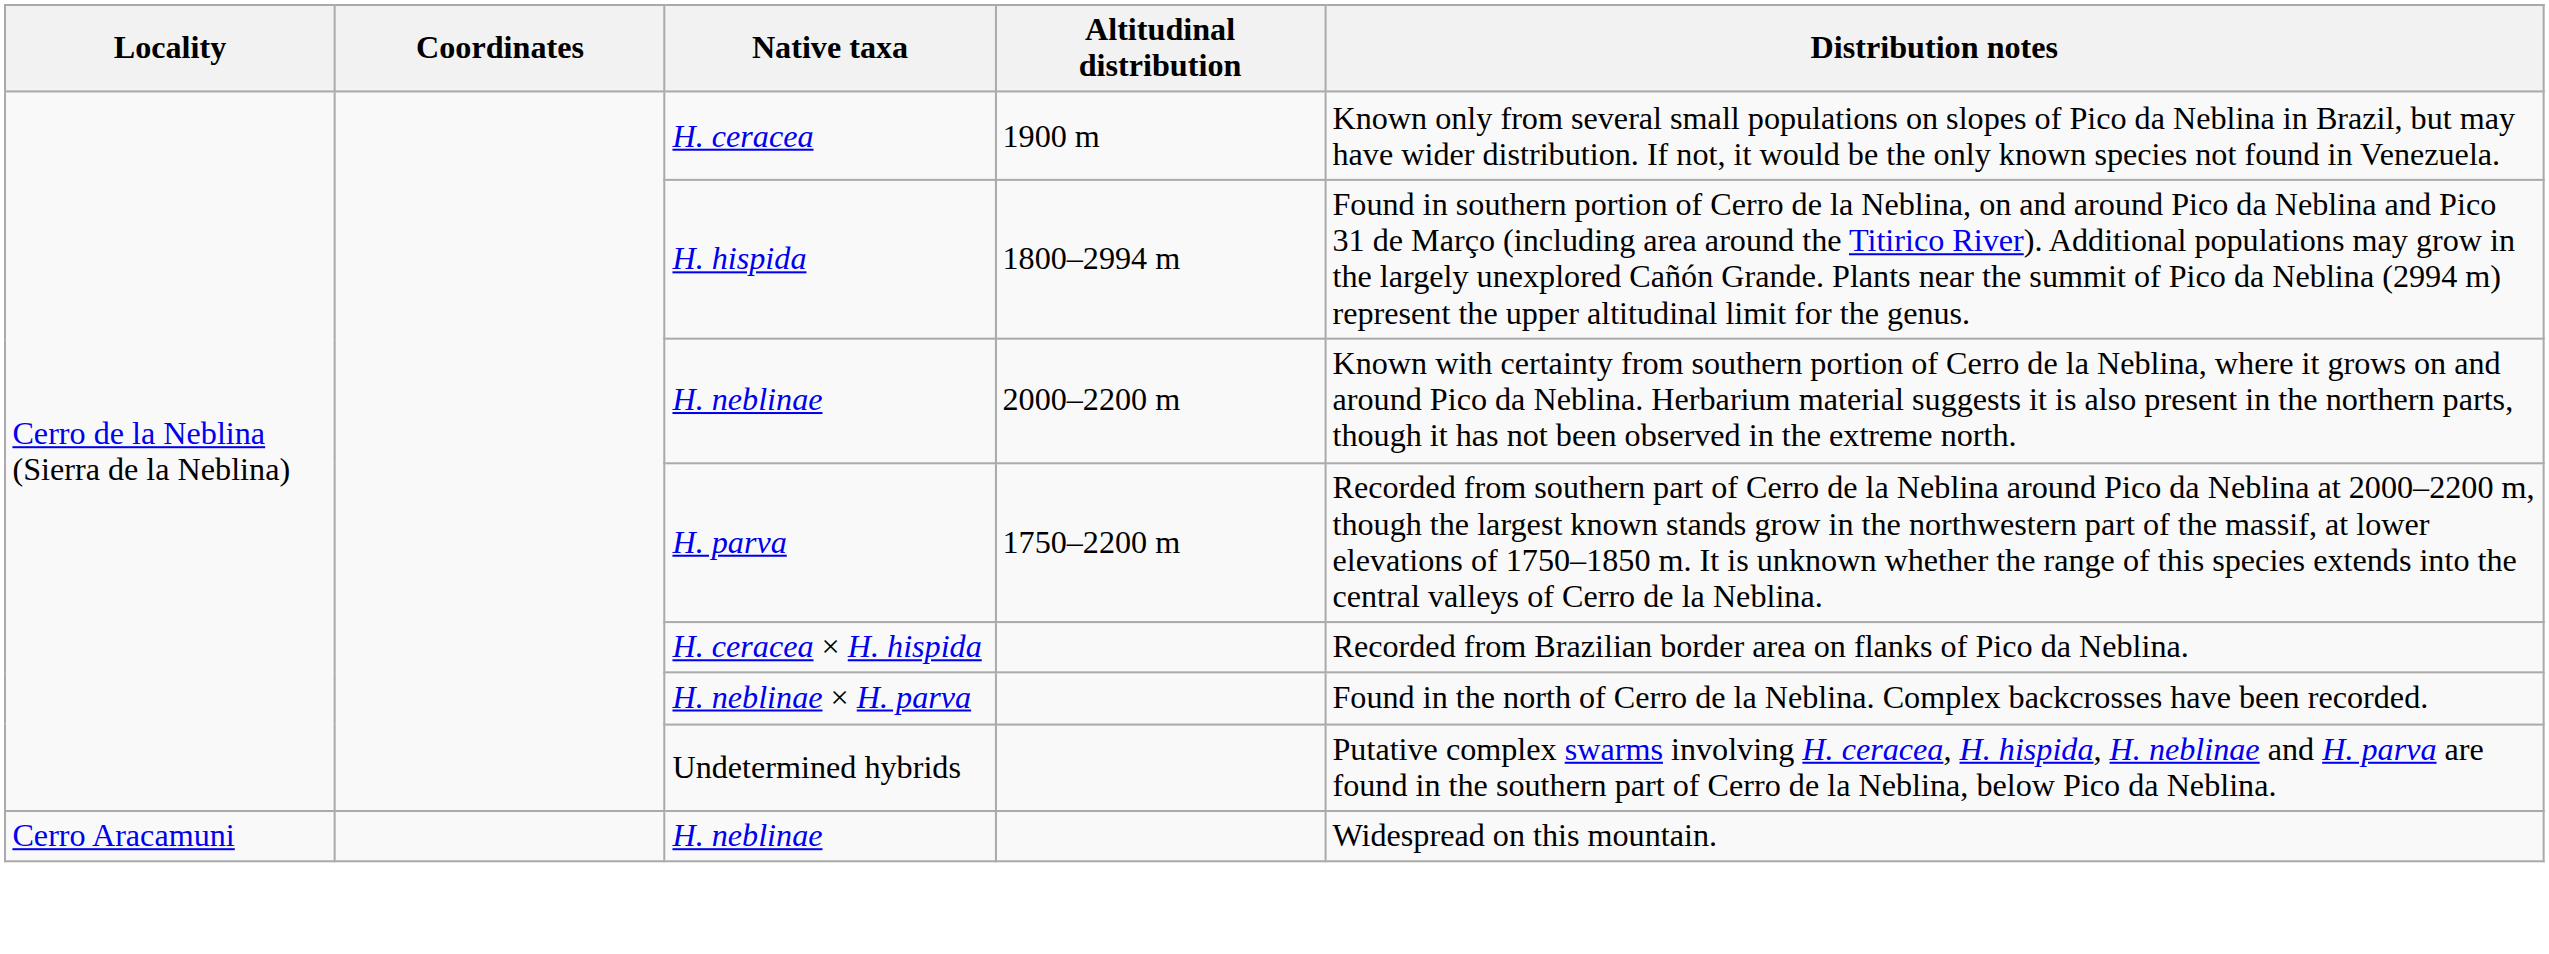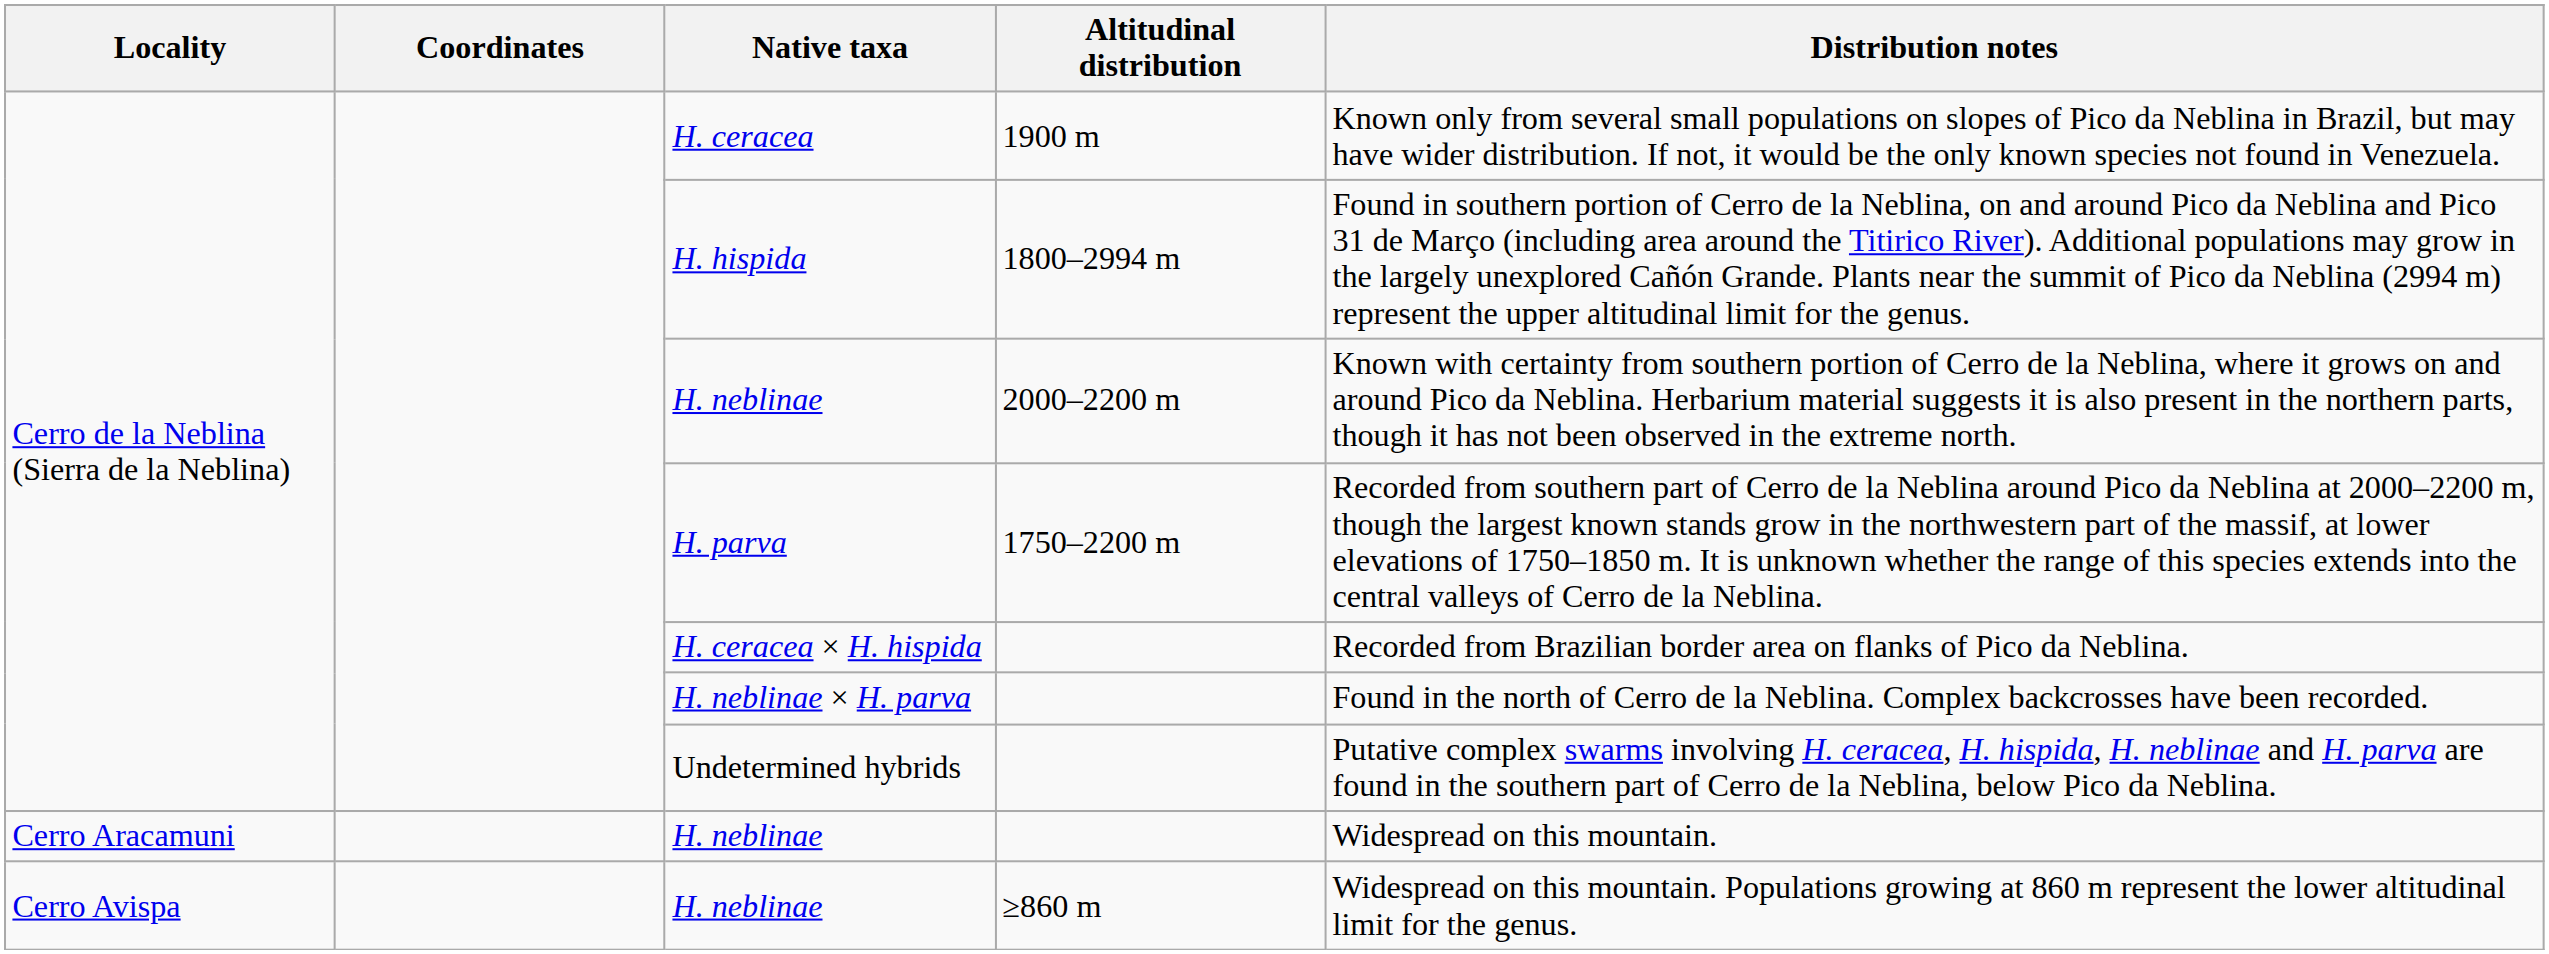+ row: (747, 905)
